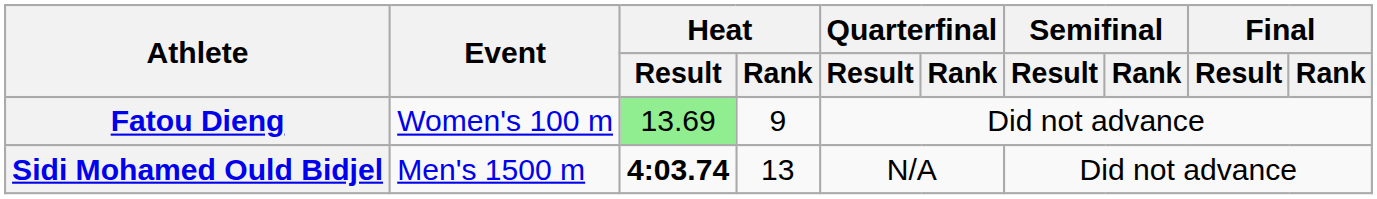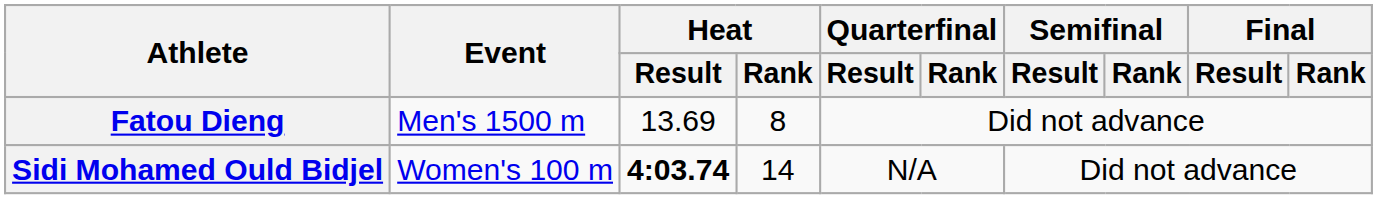(505, 122) Women's 100 m -> (491, 122) Men's 1500 m
(678, 122) lightgreen background -> (678, 122) no background
(778, 122) 9 -> (778, 122) 8
(491, 169) Men's 1500 m -> (505, 169) Women's 100 m
(778, 169) 13 -> (778, 169) 14
